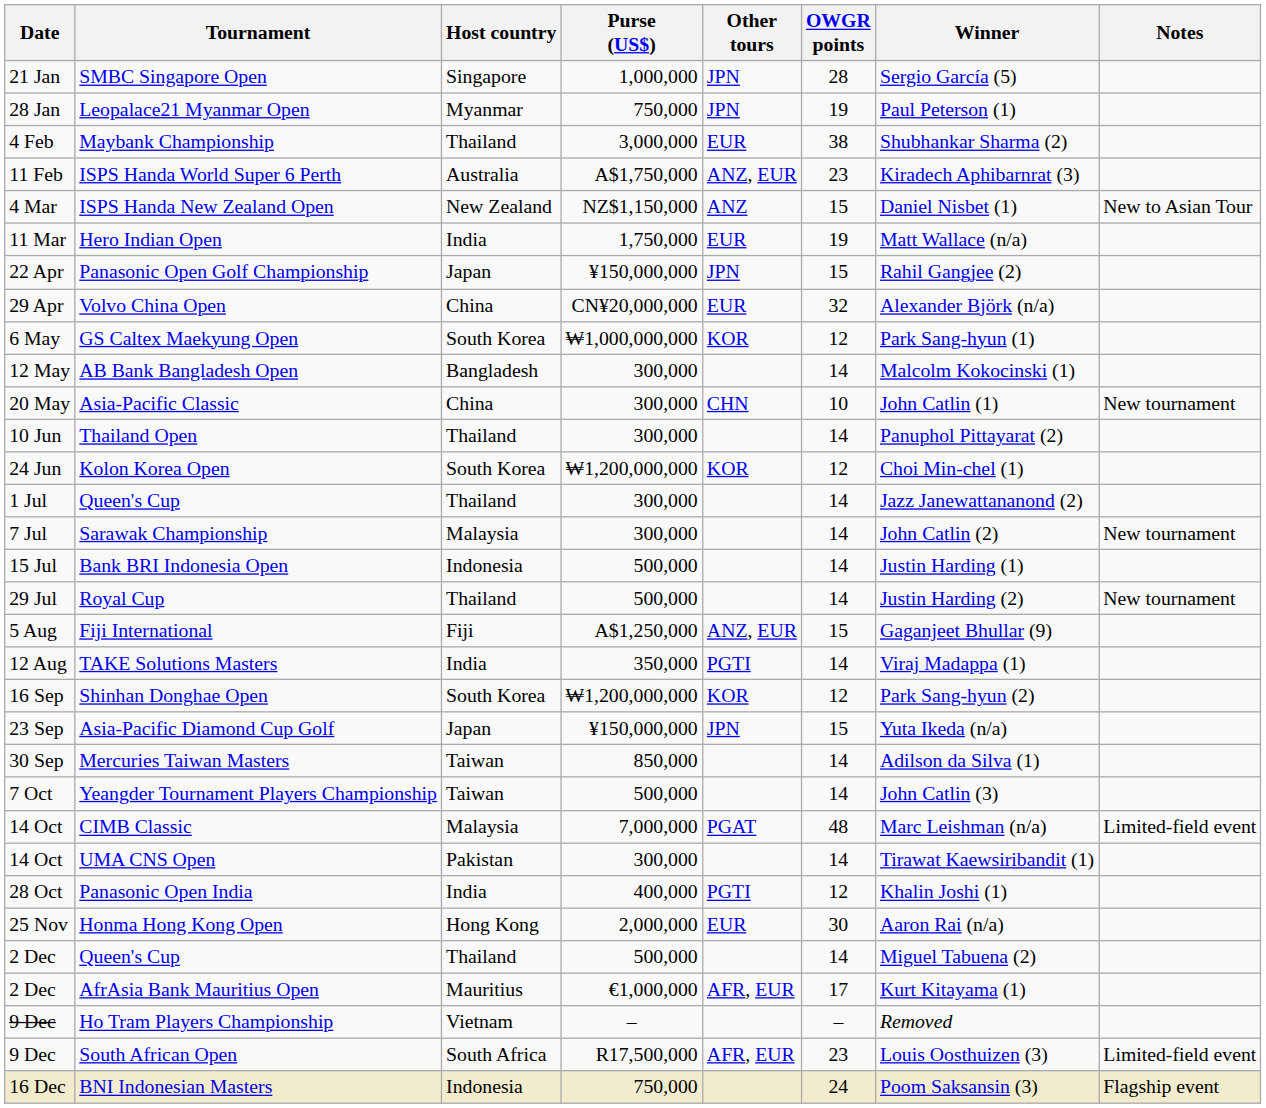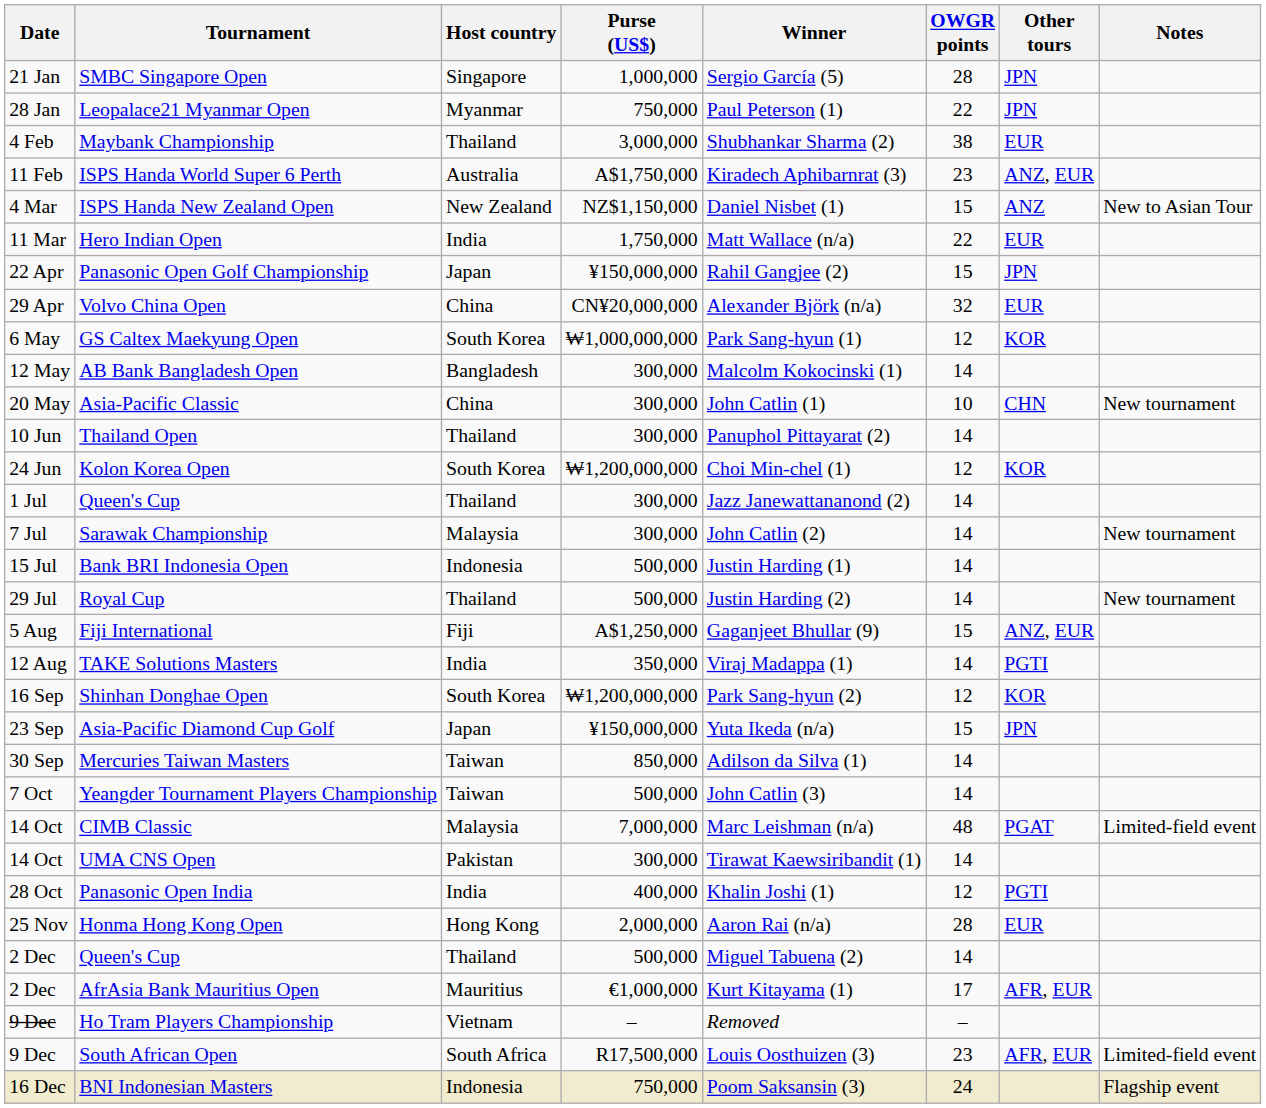columns swapped: (987, 32) <-> (752, 32)
(838, 109) 19 -> (963, 109) 22
(838, 239) 19 -> (963, 239) 22
(838, 924) 30 -> (963, 924) 28
